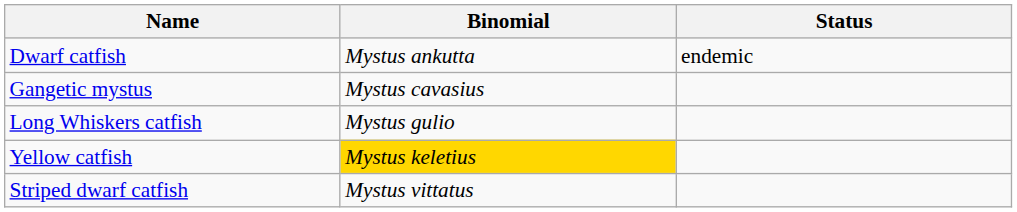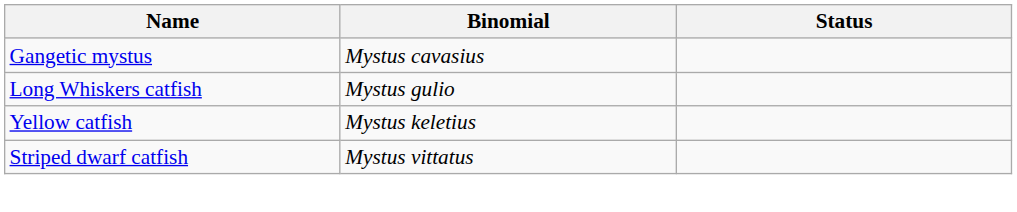- row: (68, 55)
(411, 156) gold background -> (411, 122) no background
